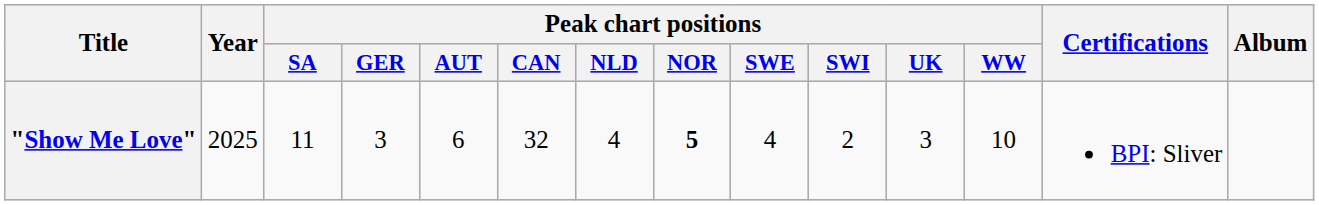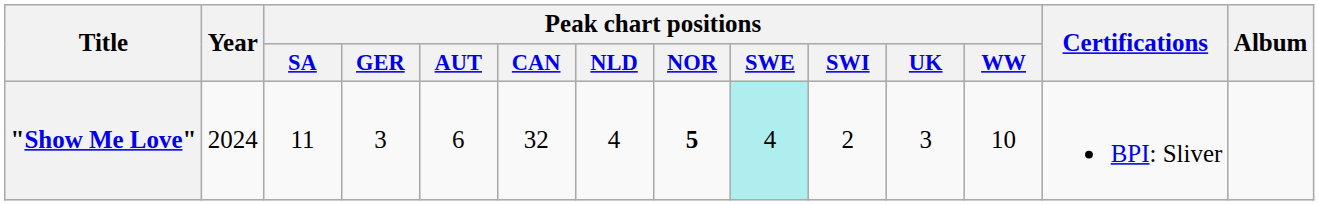(233, 139) 2025 -> (233, 139) 2024
(770, 139) no background -> (770, 139) paleturquoise background
